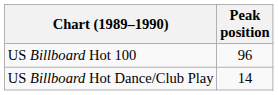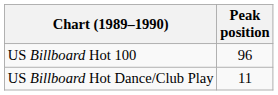(245, 78) 14 -> (245, 78) 11
